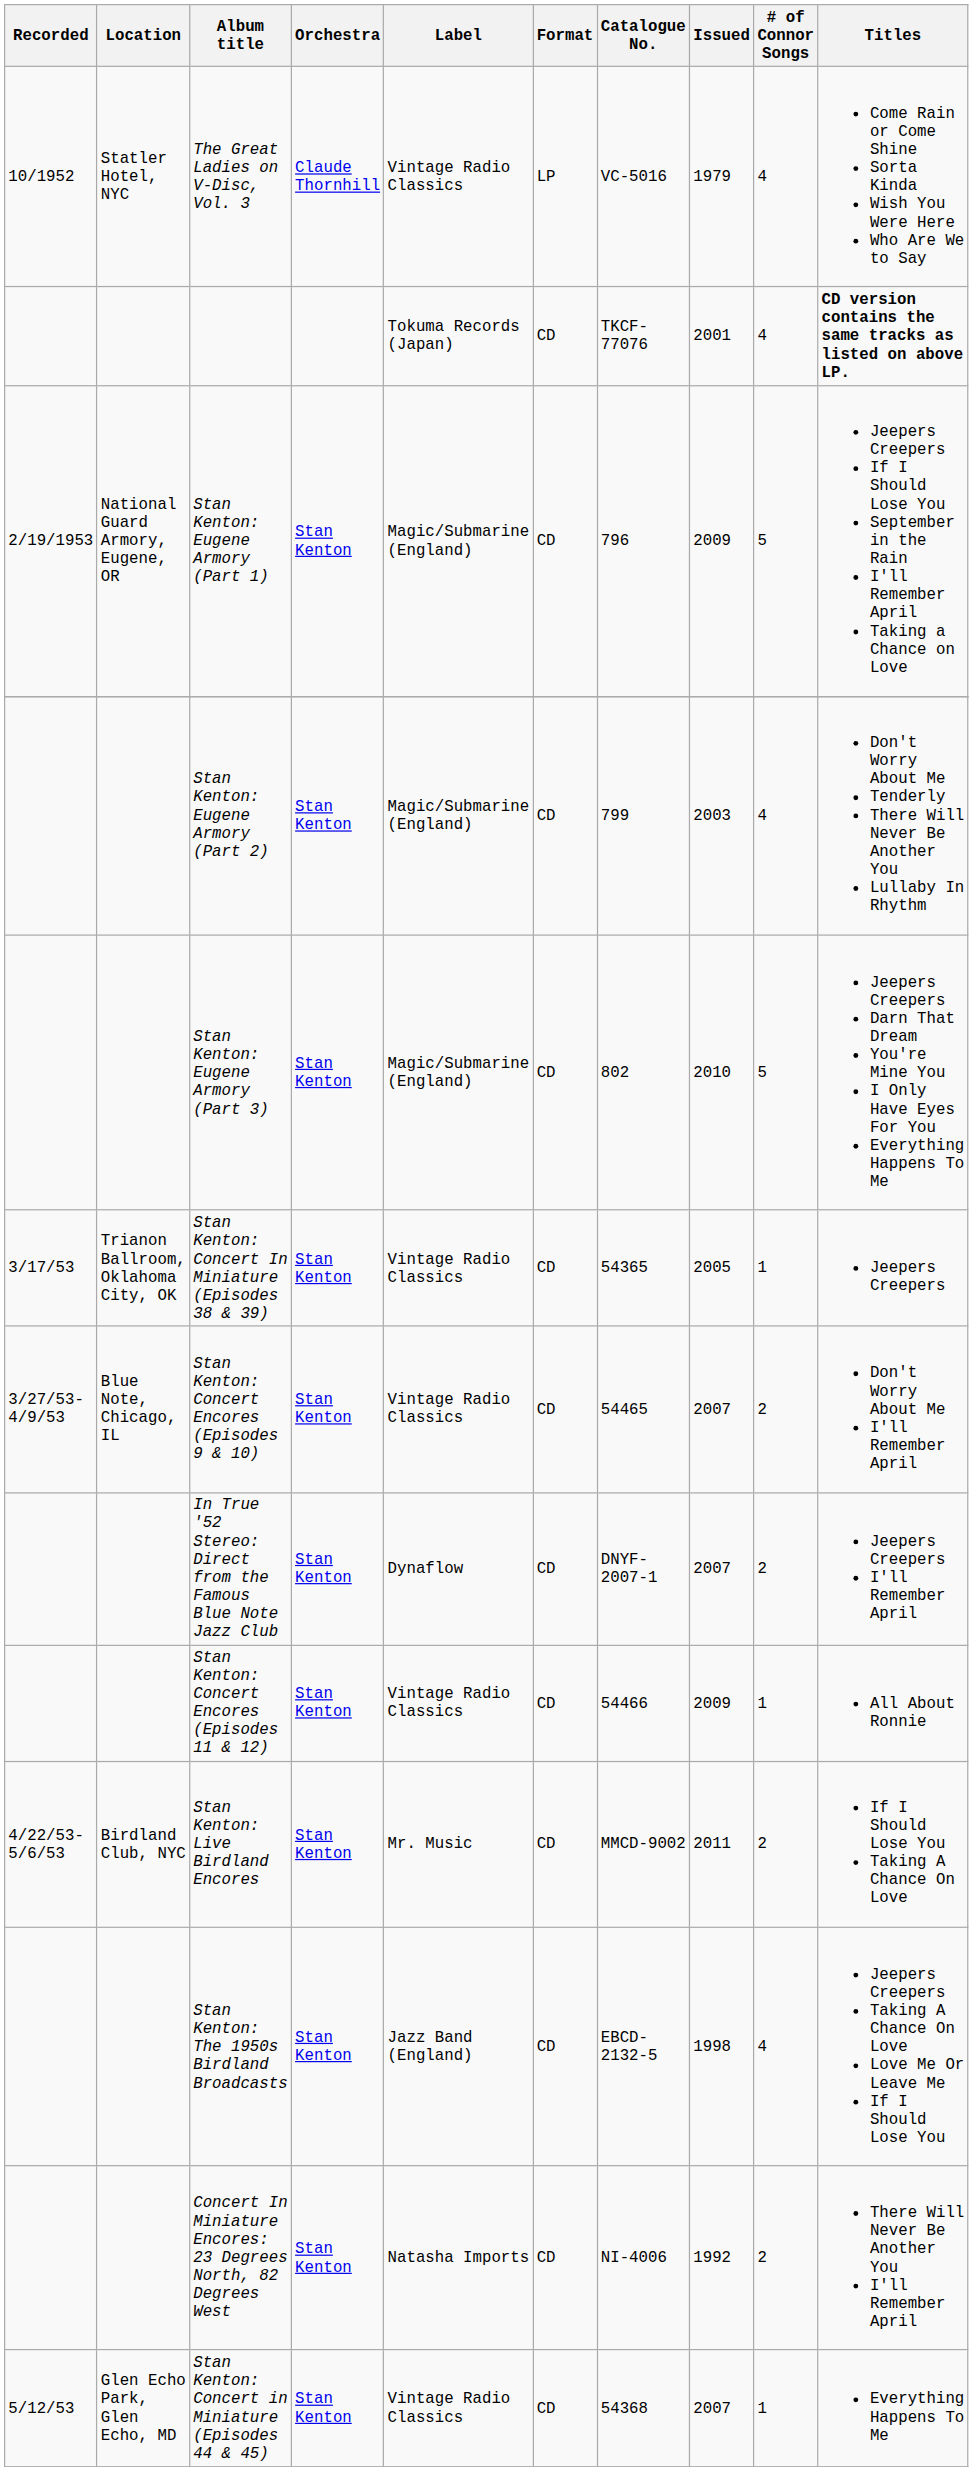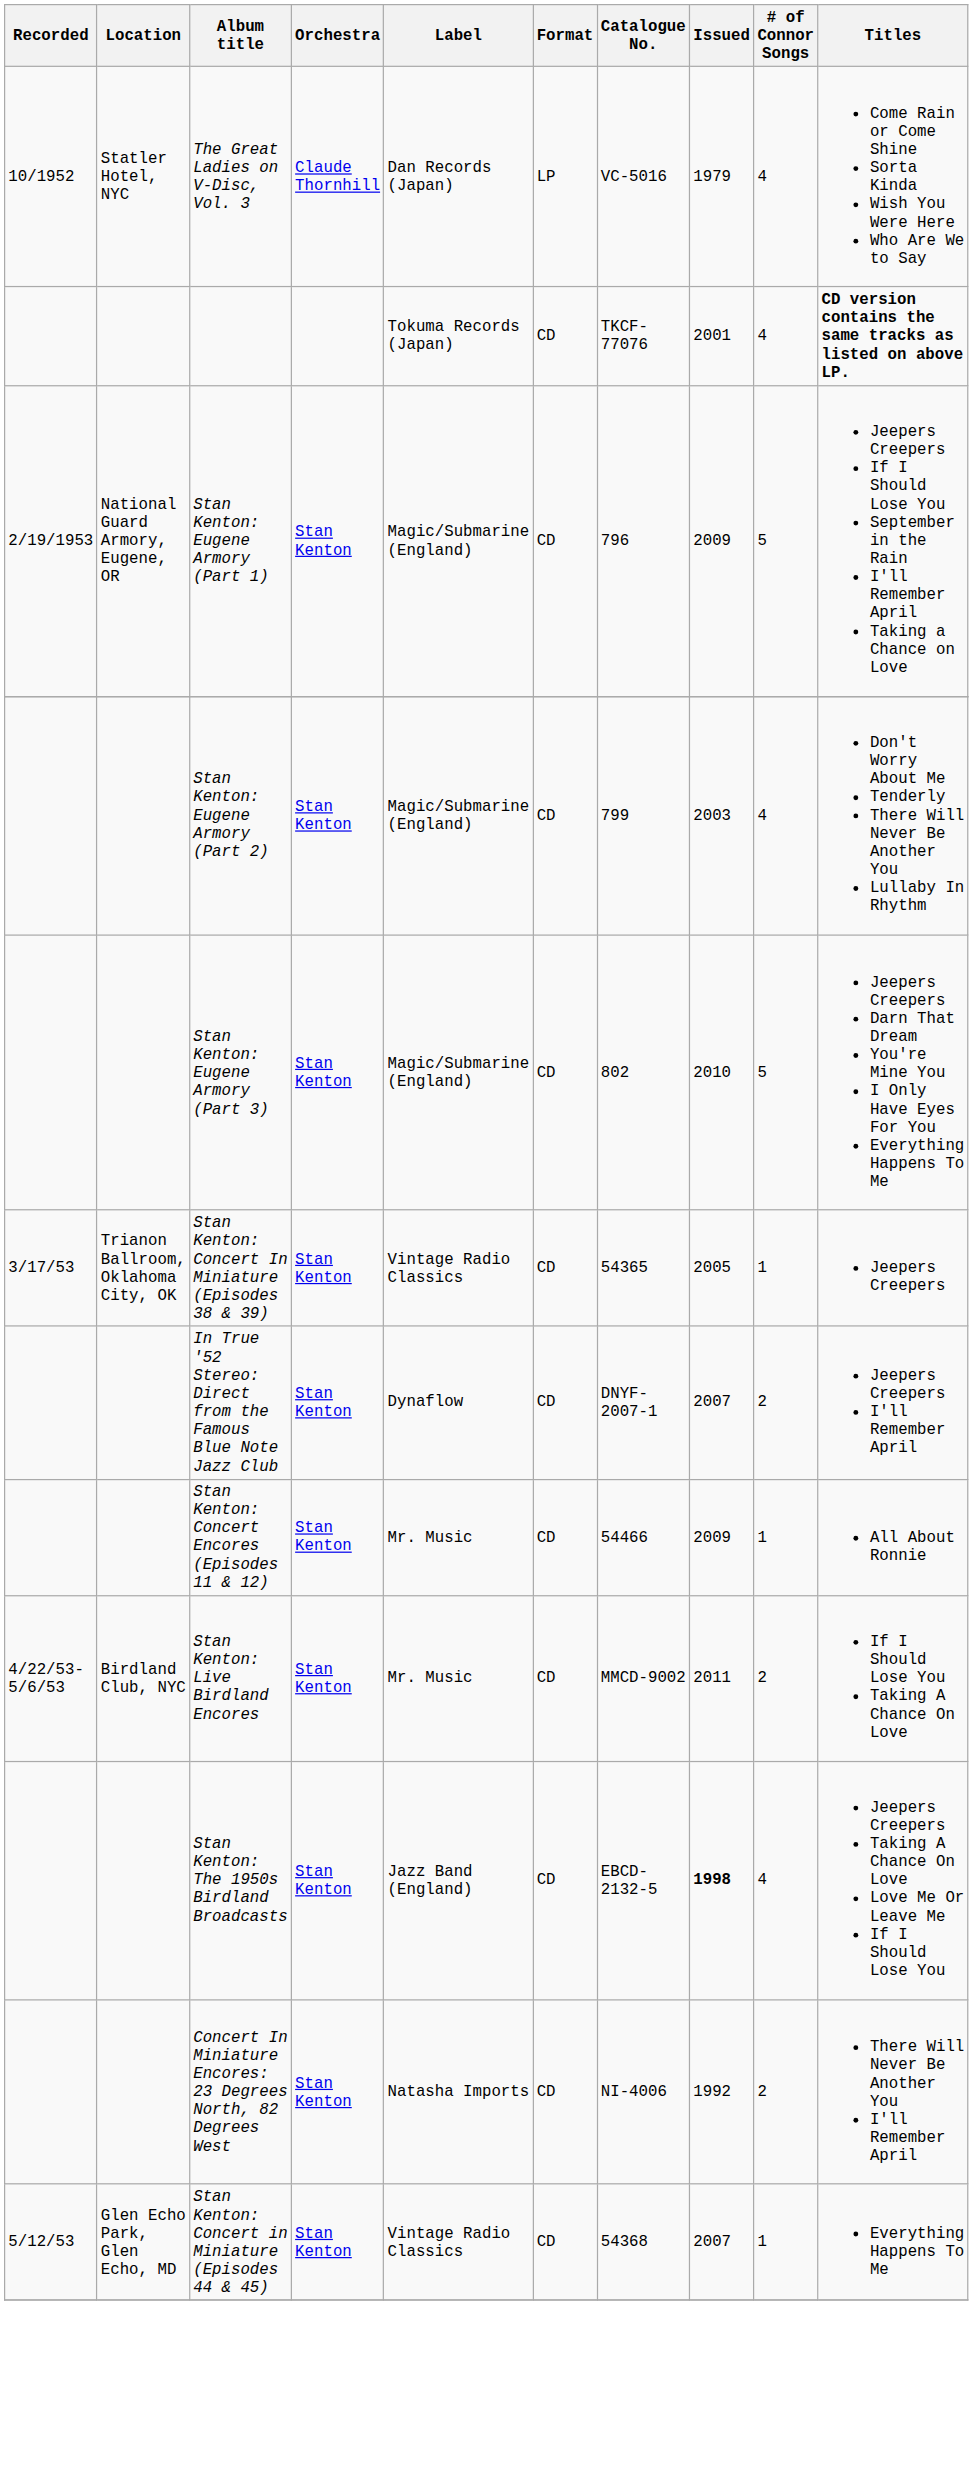(449, 177) Vintage Radio Classics -> (439, 177) Dan Records (Japan)
- row: (46, 1409)
(449, 1703) Vintage Radio Classics -> (430, 1537) Mr. Music
(712, 2047) normal -> (712, 1881) bold
